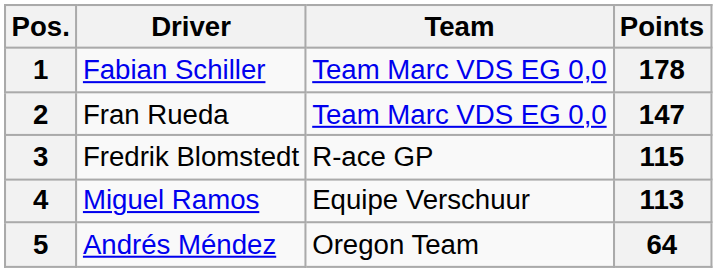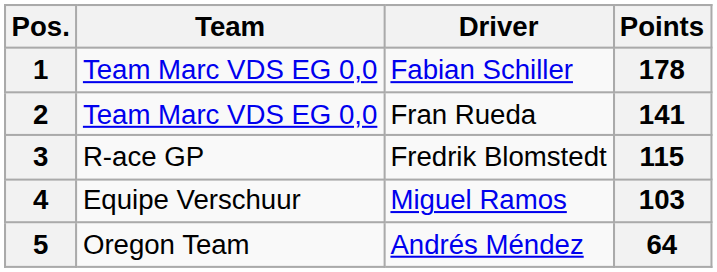columns swapped: (191, 26) <-> (459, 26)
(662, 113) 147 -> (662, 113) 141
(662, 200) 113 -> (662, 200) 103
